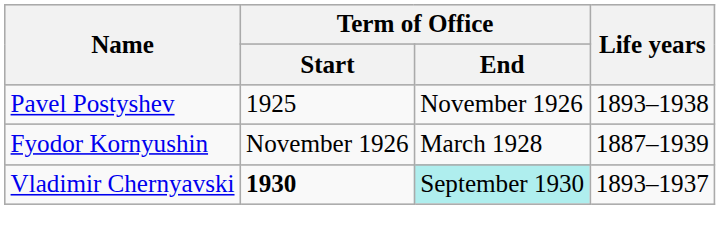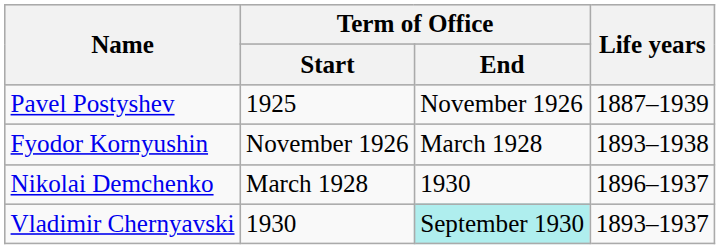(652, 104) 1893–1938 -> (652, 104) 1887–1939
(652, 143) 1887–1939 -> (652, 143) 1893–1938
+ row: (112, 183)
(271, 183) bold -> (271, 223) normal
